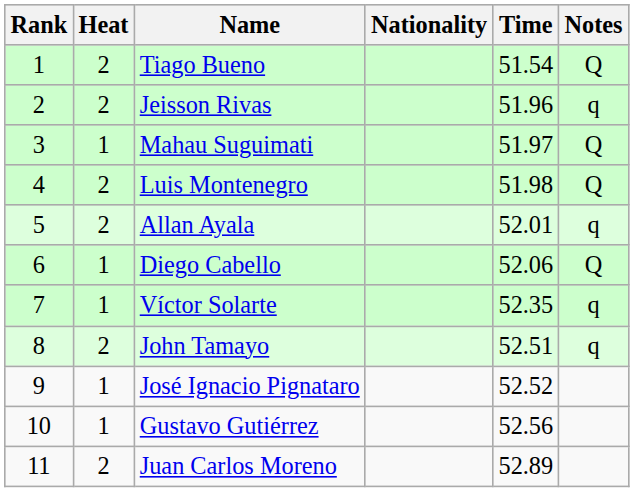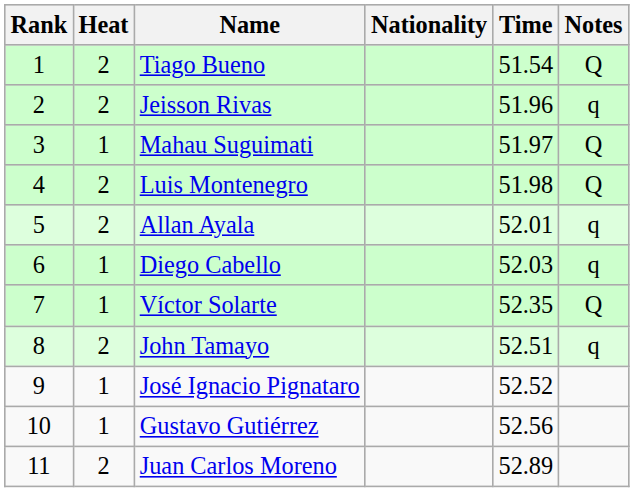(526, 265) 52.06 -> (526, 265) 52.03
(593, 265) Q -> (593, 265) q
(593, 305) q -> (593, 305) Q
